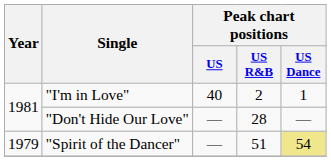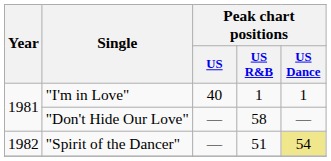(259, 95) 2 -> (259, 95) 1
(259, 119) 28 -> (259, 119) 58
(23, 143) 1979 -> (23, 143) 1982
